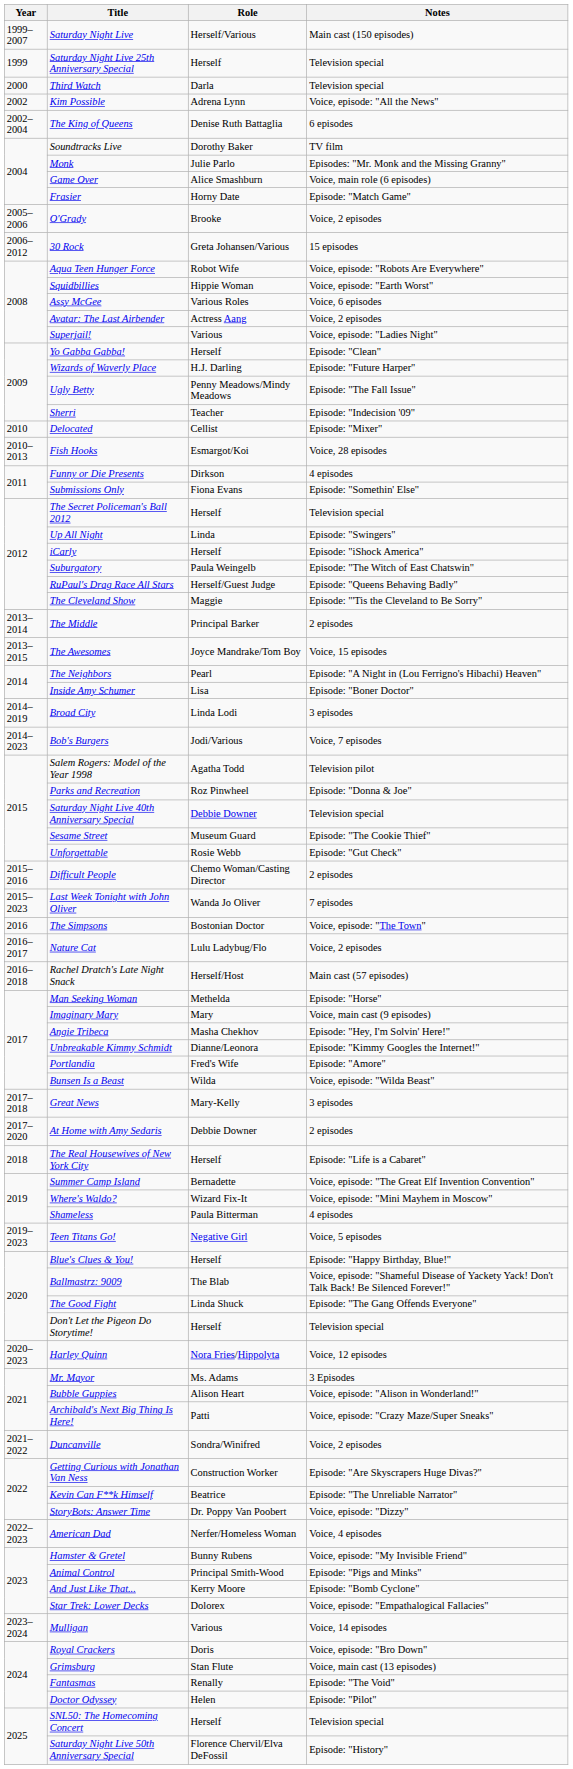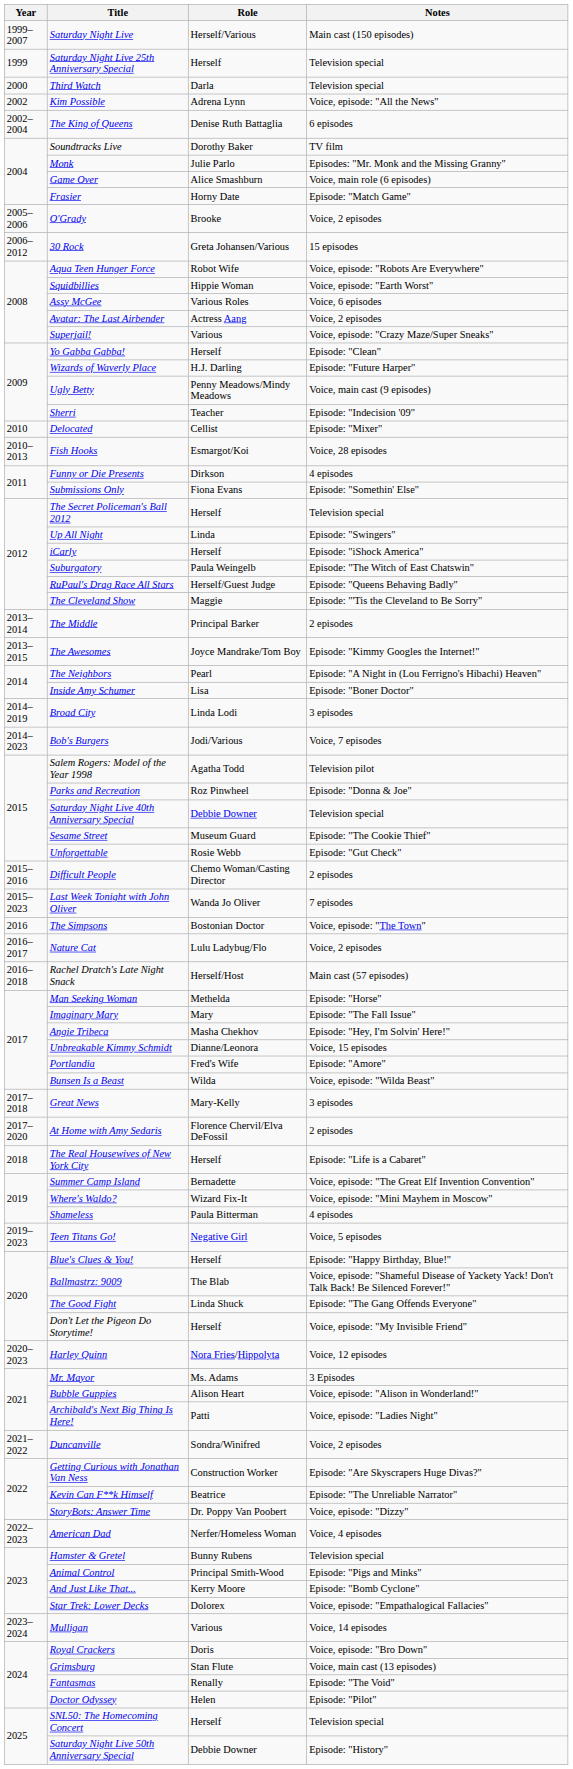(373, 335) Voice, episode: "Ladies Night" -> (401, 335) Voice, episode: "Crazy Maze/Super Sneaks"
(362, 390) Episode: "The Fall Issue" -> (370, 390) Voice, main cast (9 episodes)
(348, 651) Voice, 15 episodes -> (394, 651) Episode: "Kimmy Googles the Internet!"
(370, 1015) Voice, main cast (9 episodes) -> (362, 1015) Episode: "The Fall Issue"
(394, 1048) Episode: "Kimmy Googles the Internet!" -> (348, 1048) Voice, 15 episodes
(224, 1131) Debbie Downer -> (237, 1131) Florence Chervil/Elva DeFossil
(347, 1326) Television special -> (388, 1326) Voice, episode: "My Invisible Friend"
(401, 1416) Voice, episode: "Crazy Maze/Super Sneaks" -> (373, 1416) Voice, episode: "Ladies Night"
(388, 1556) Voice, episode: "My Invisible Friend" -> (347, 1556) Television special
(237, 1750) Florence Chervil/Elva DeFossil -> (224, 1750) Debbie Downer
